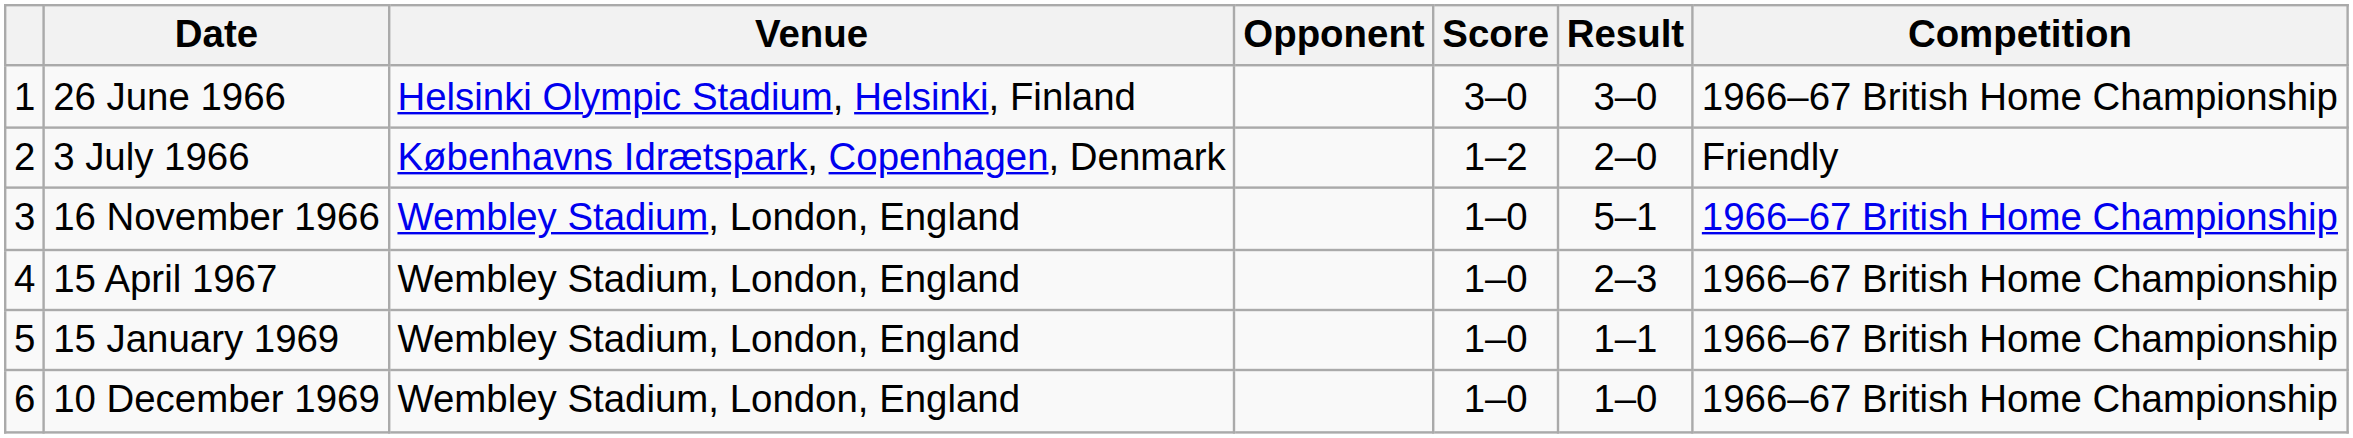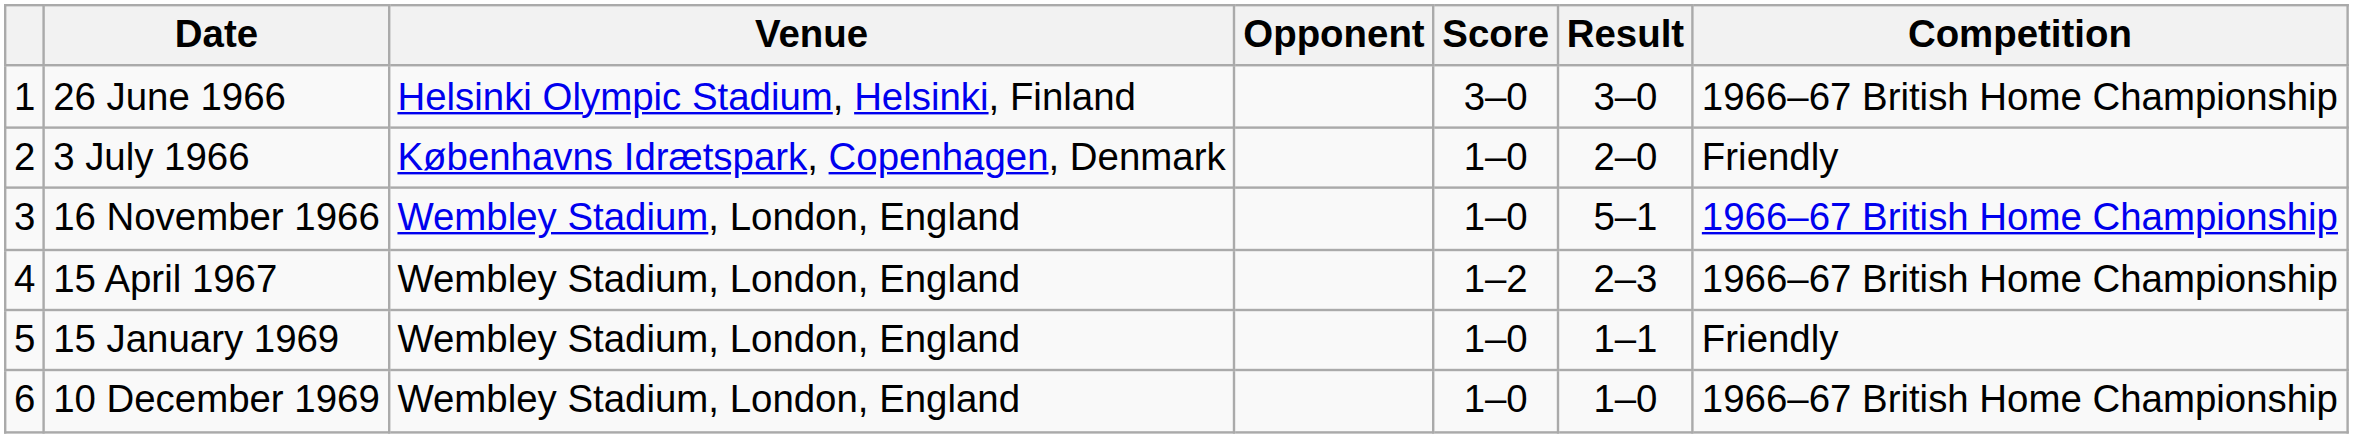(1496, 156) 1–2 -> (1496, 156) 1–0
(1496, 278) 1–0 -> (1496, 278) 1–2
(2020, 339) 1966–67 British Home Championship -> (1770, 339) Friendly
